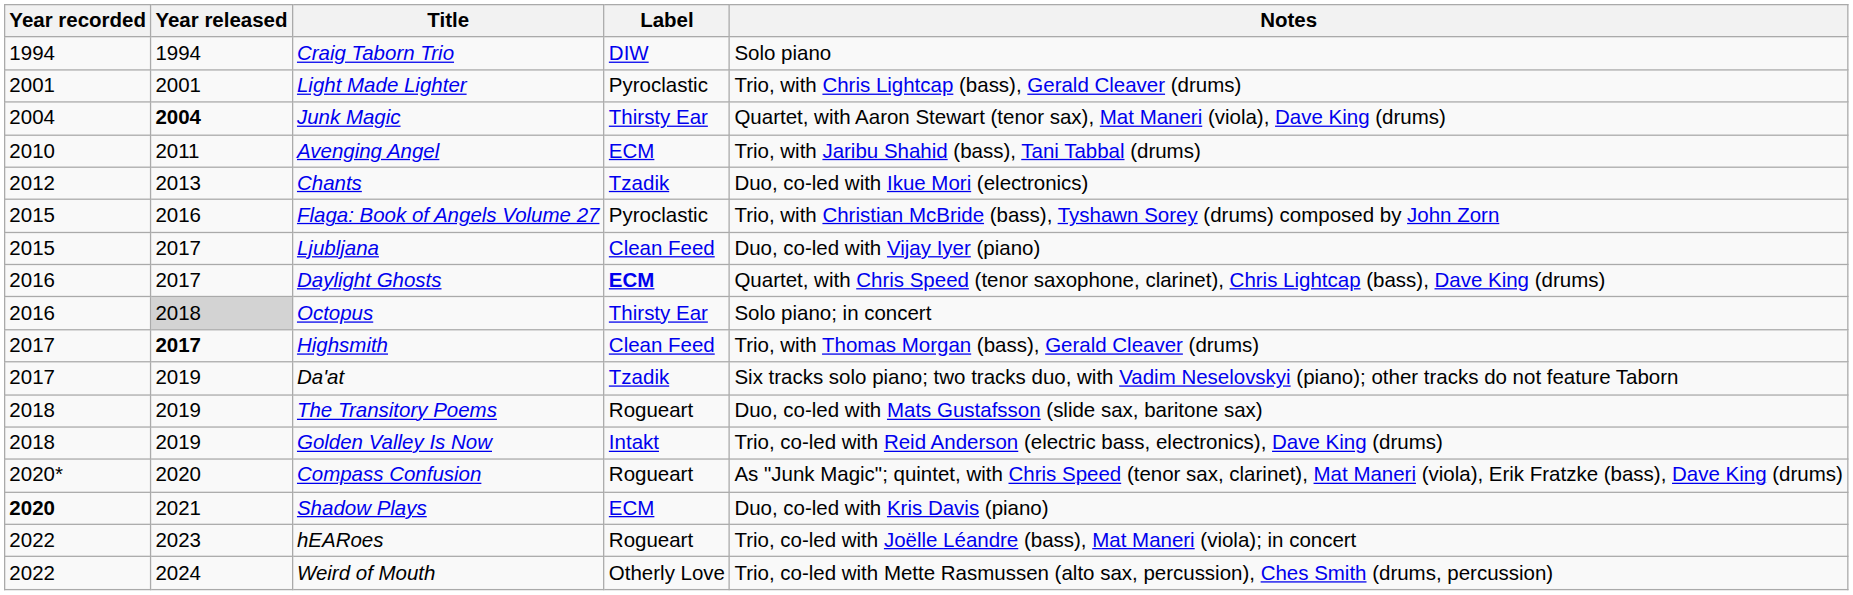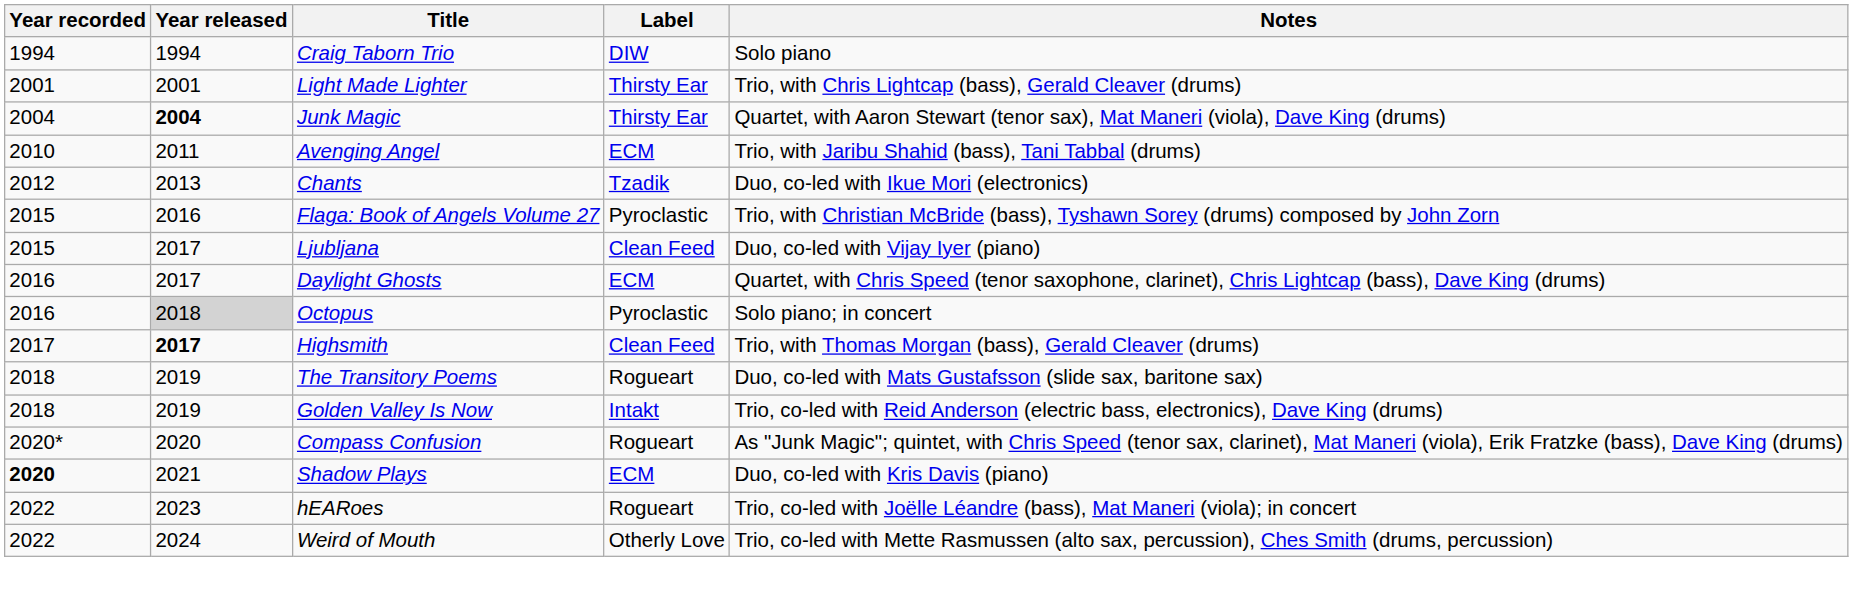(658, 85) Pyroclastic -> (658, 85) Thirsty Ear
(632, 280) bold -> (632, 280) normal
(658, 313) Thirsty Ear -> (658, 313) Pyroclastic
- row: (321, 378)
